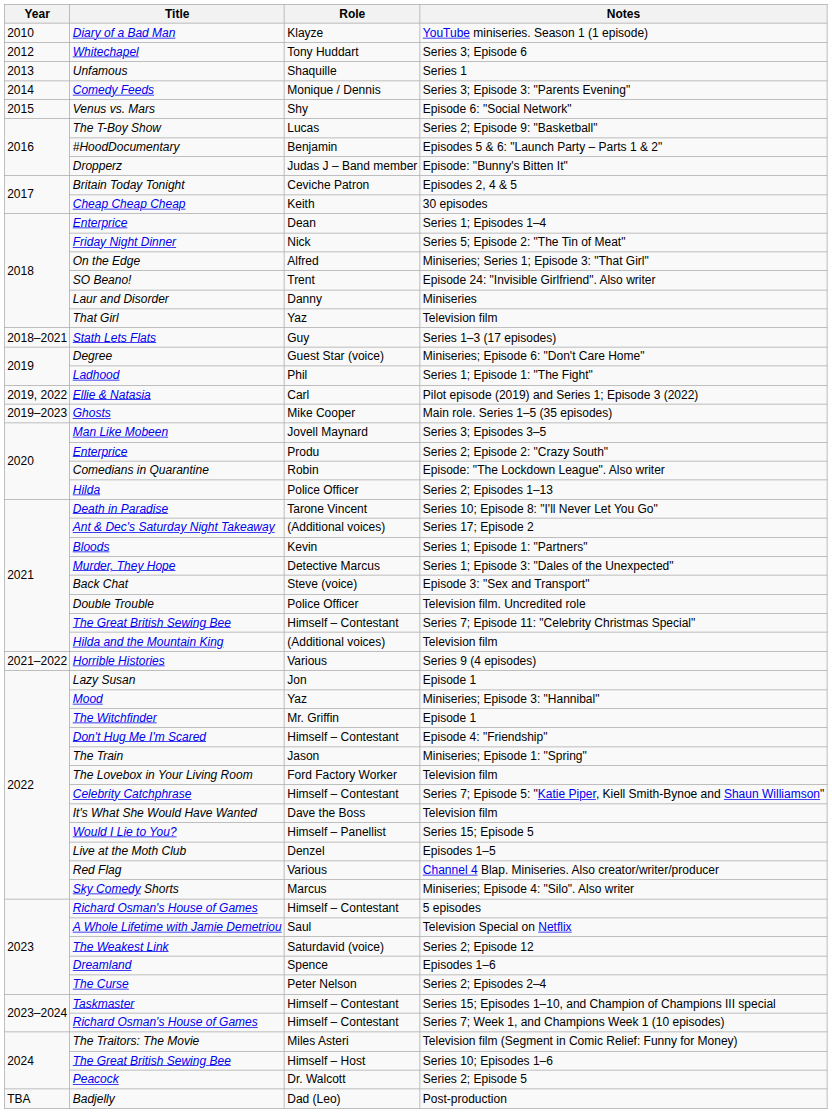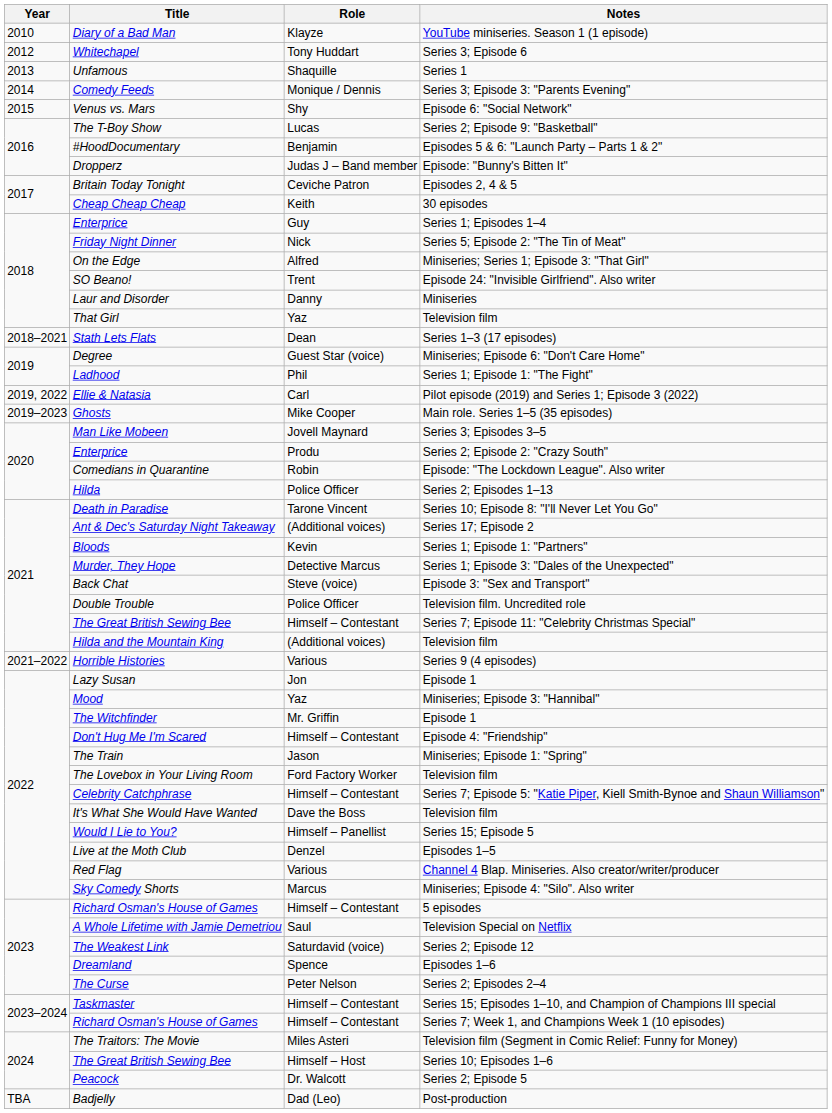(302, 223) Dean -> (298, 223) Guy
(298, 337) Guy -> (302, 337) Dean
